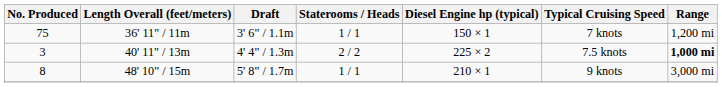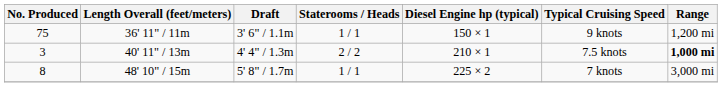(605, 33) 7 knots -> (605, 33) 9 knots
(472, 52) 225 × 2 -> (472, 52) 210 × 1
(472, 71) 210 × 1 -> (472, 71) 225 × 2
(605, 71) 9 knots -> (605, 71) 7 knots
